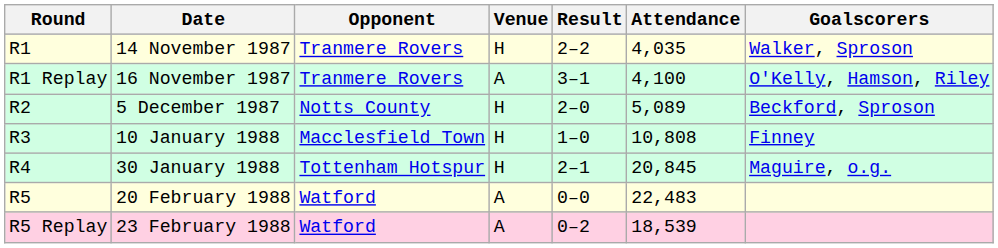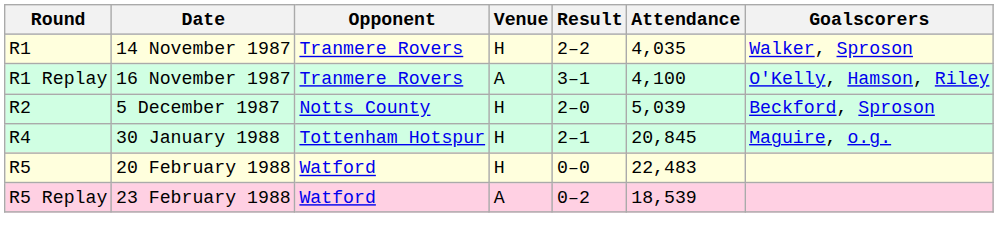(659, 109) 5,089 -> (659, 109) 5,039
- row: (198, 138)
(499, 198) A -> (499, 168) H
